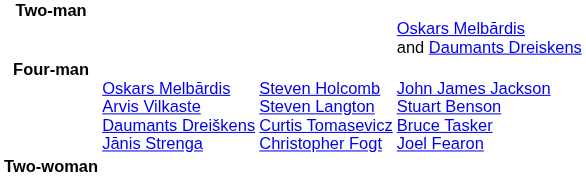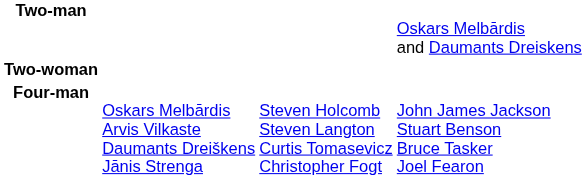rows swapped: (51, 70) <-> (51, 166)
